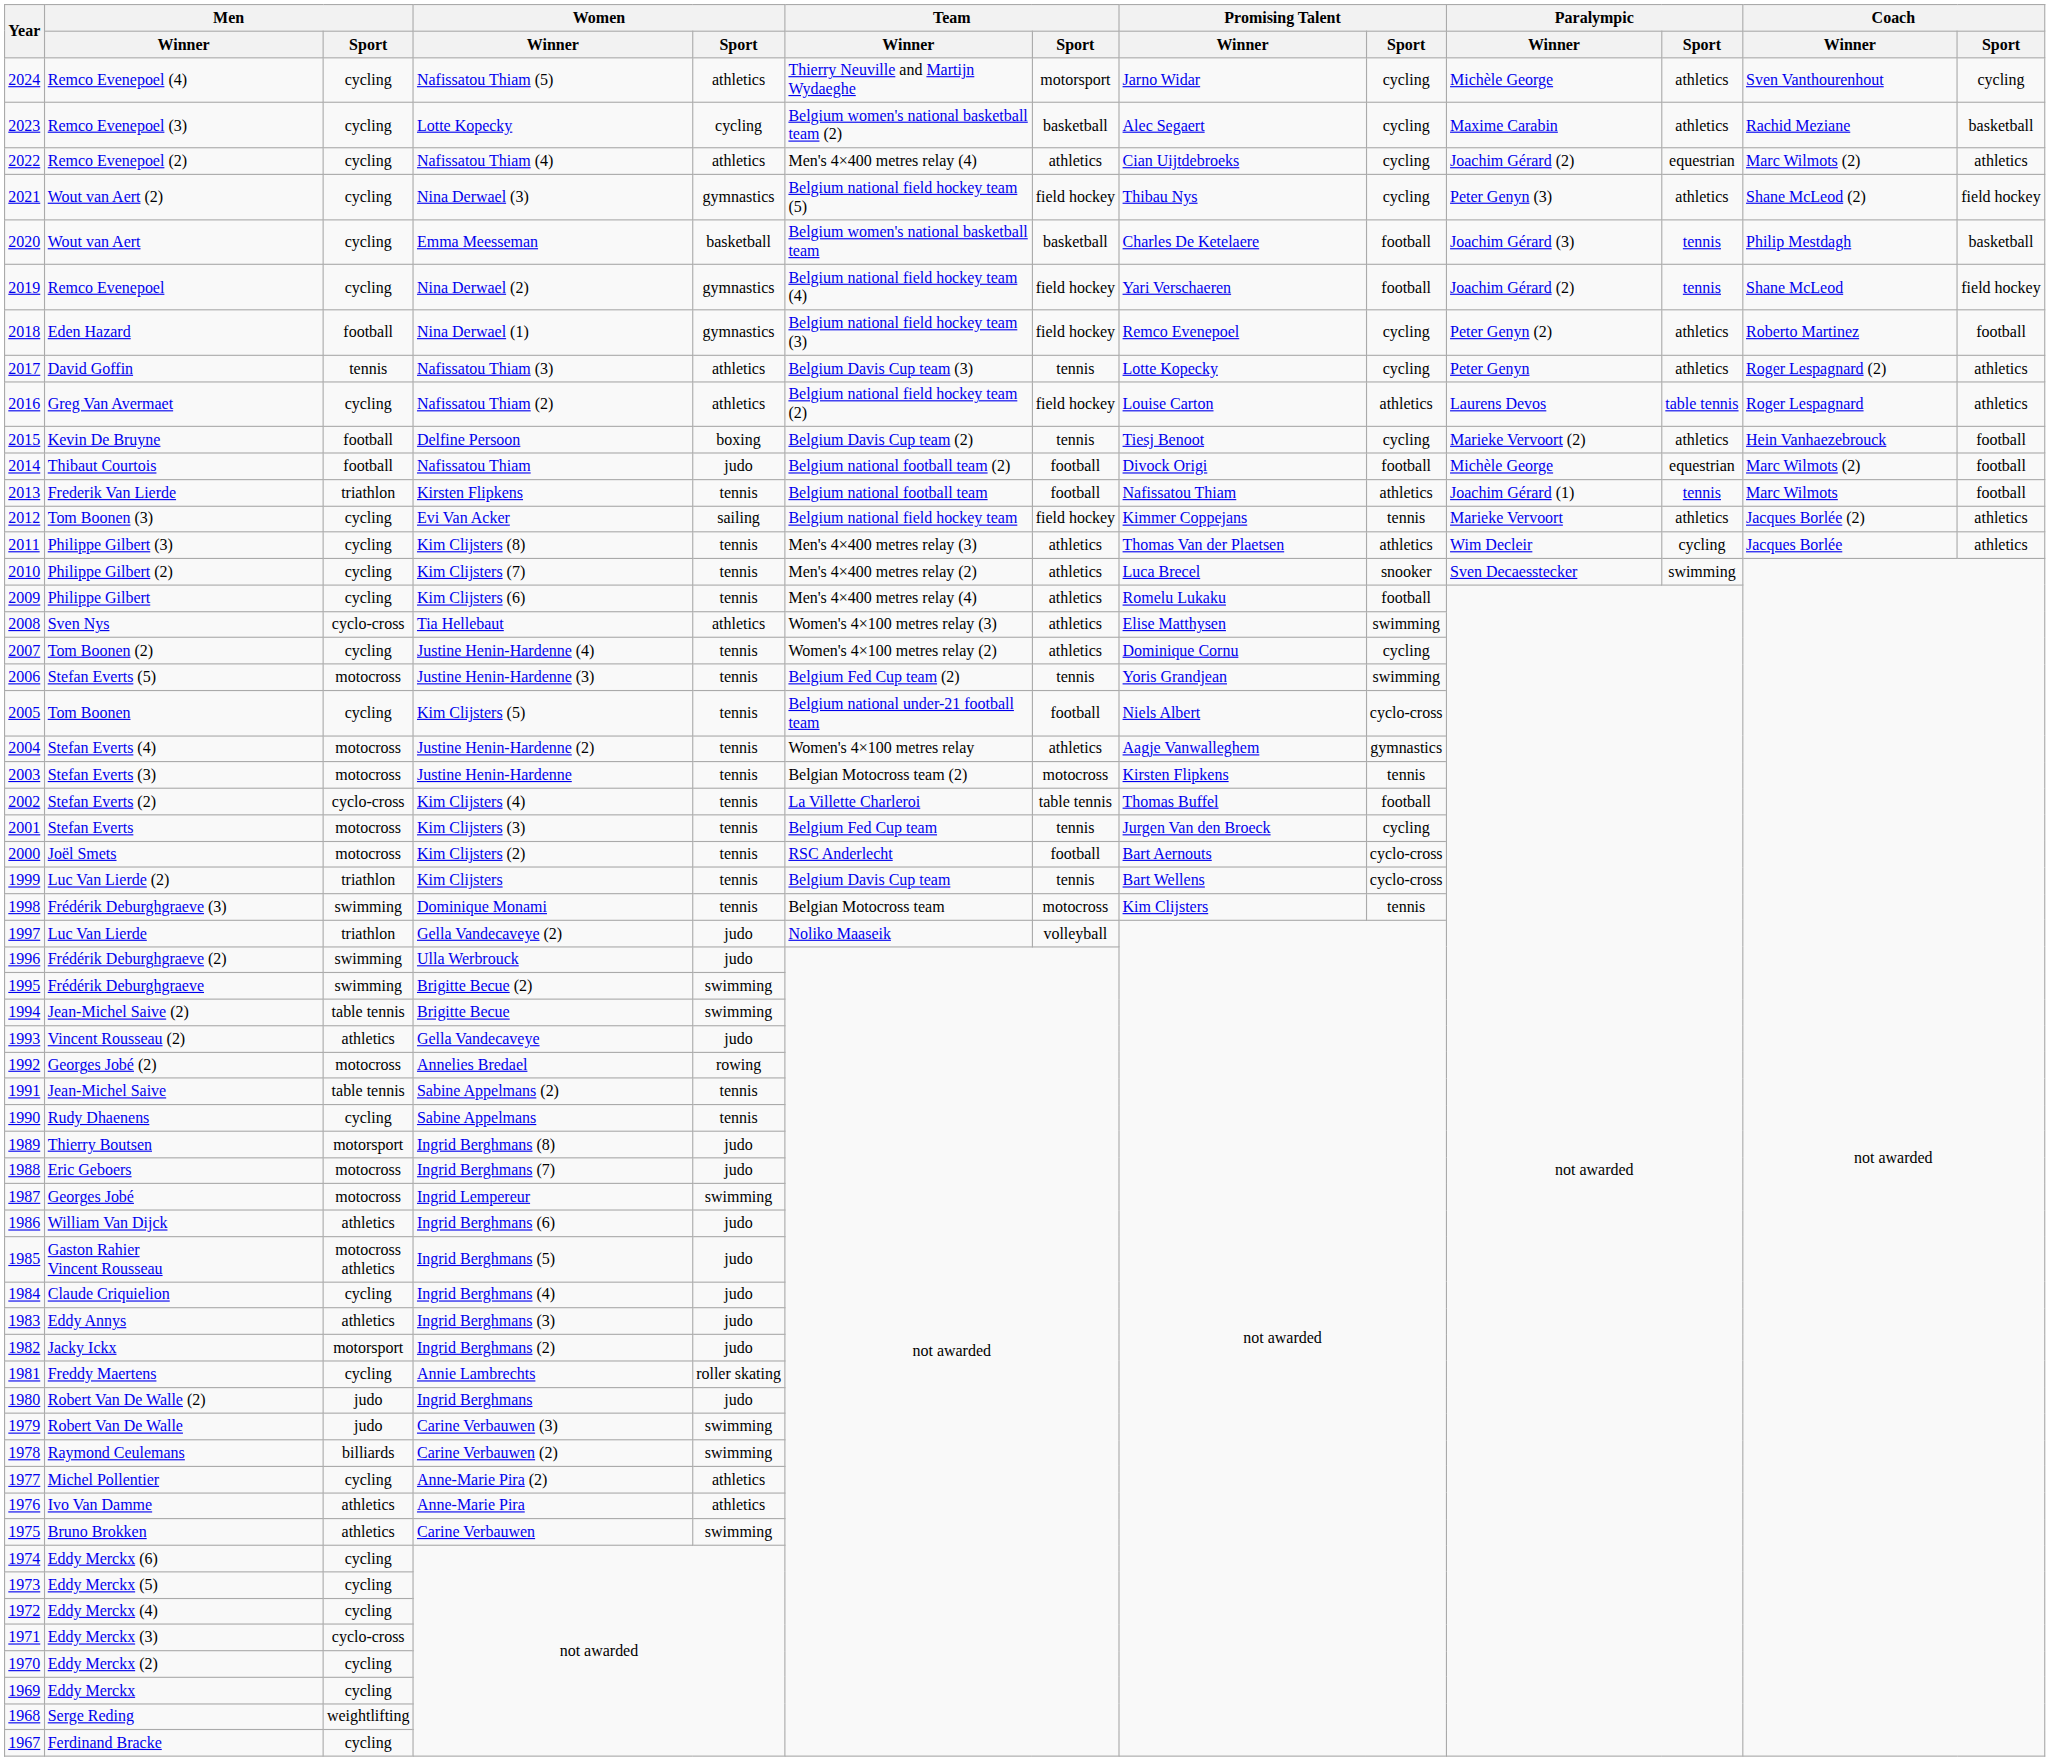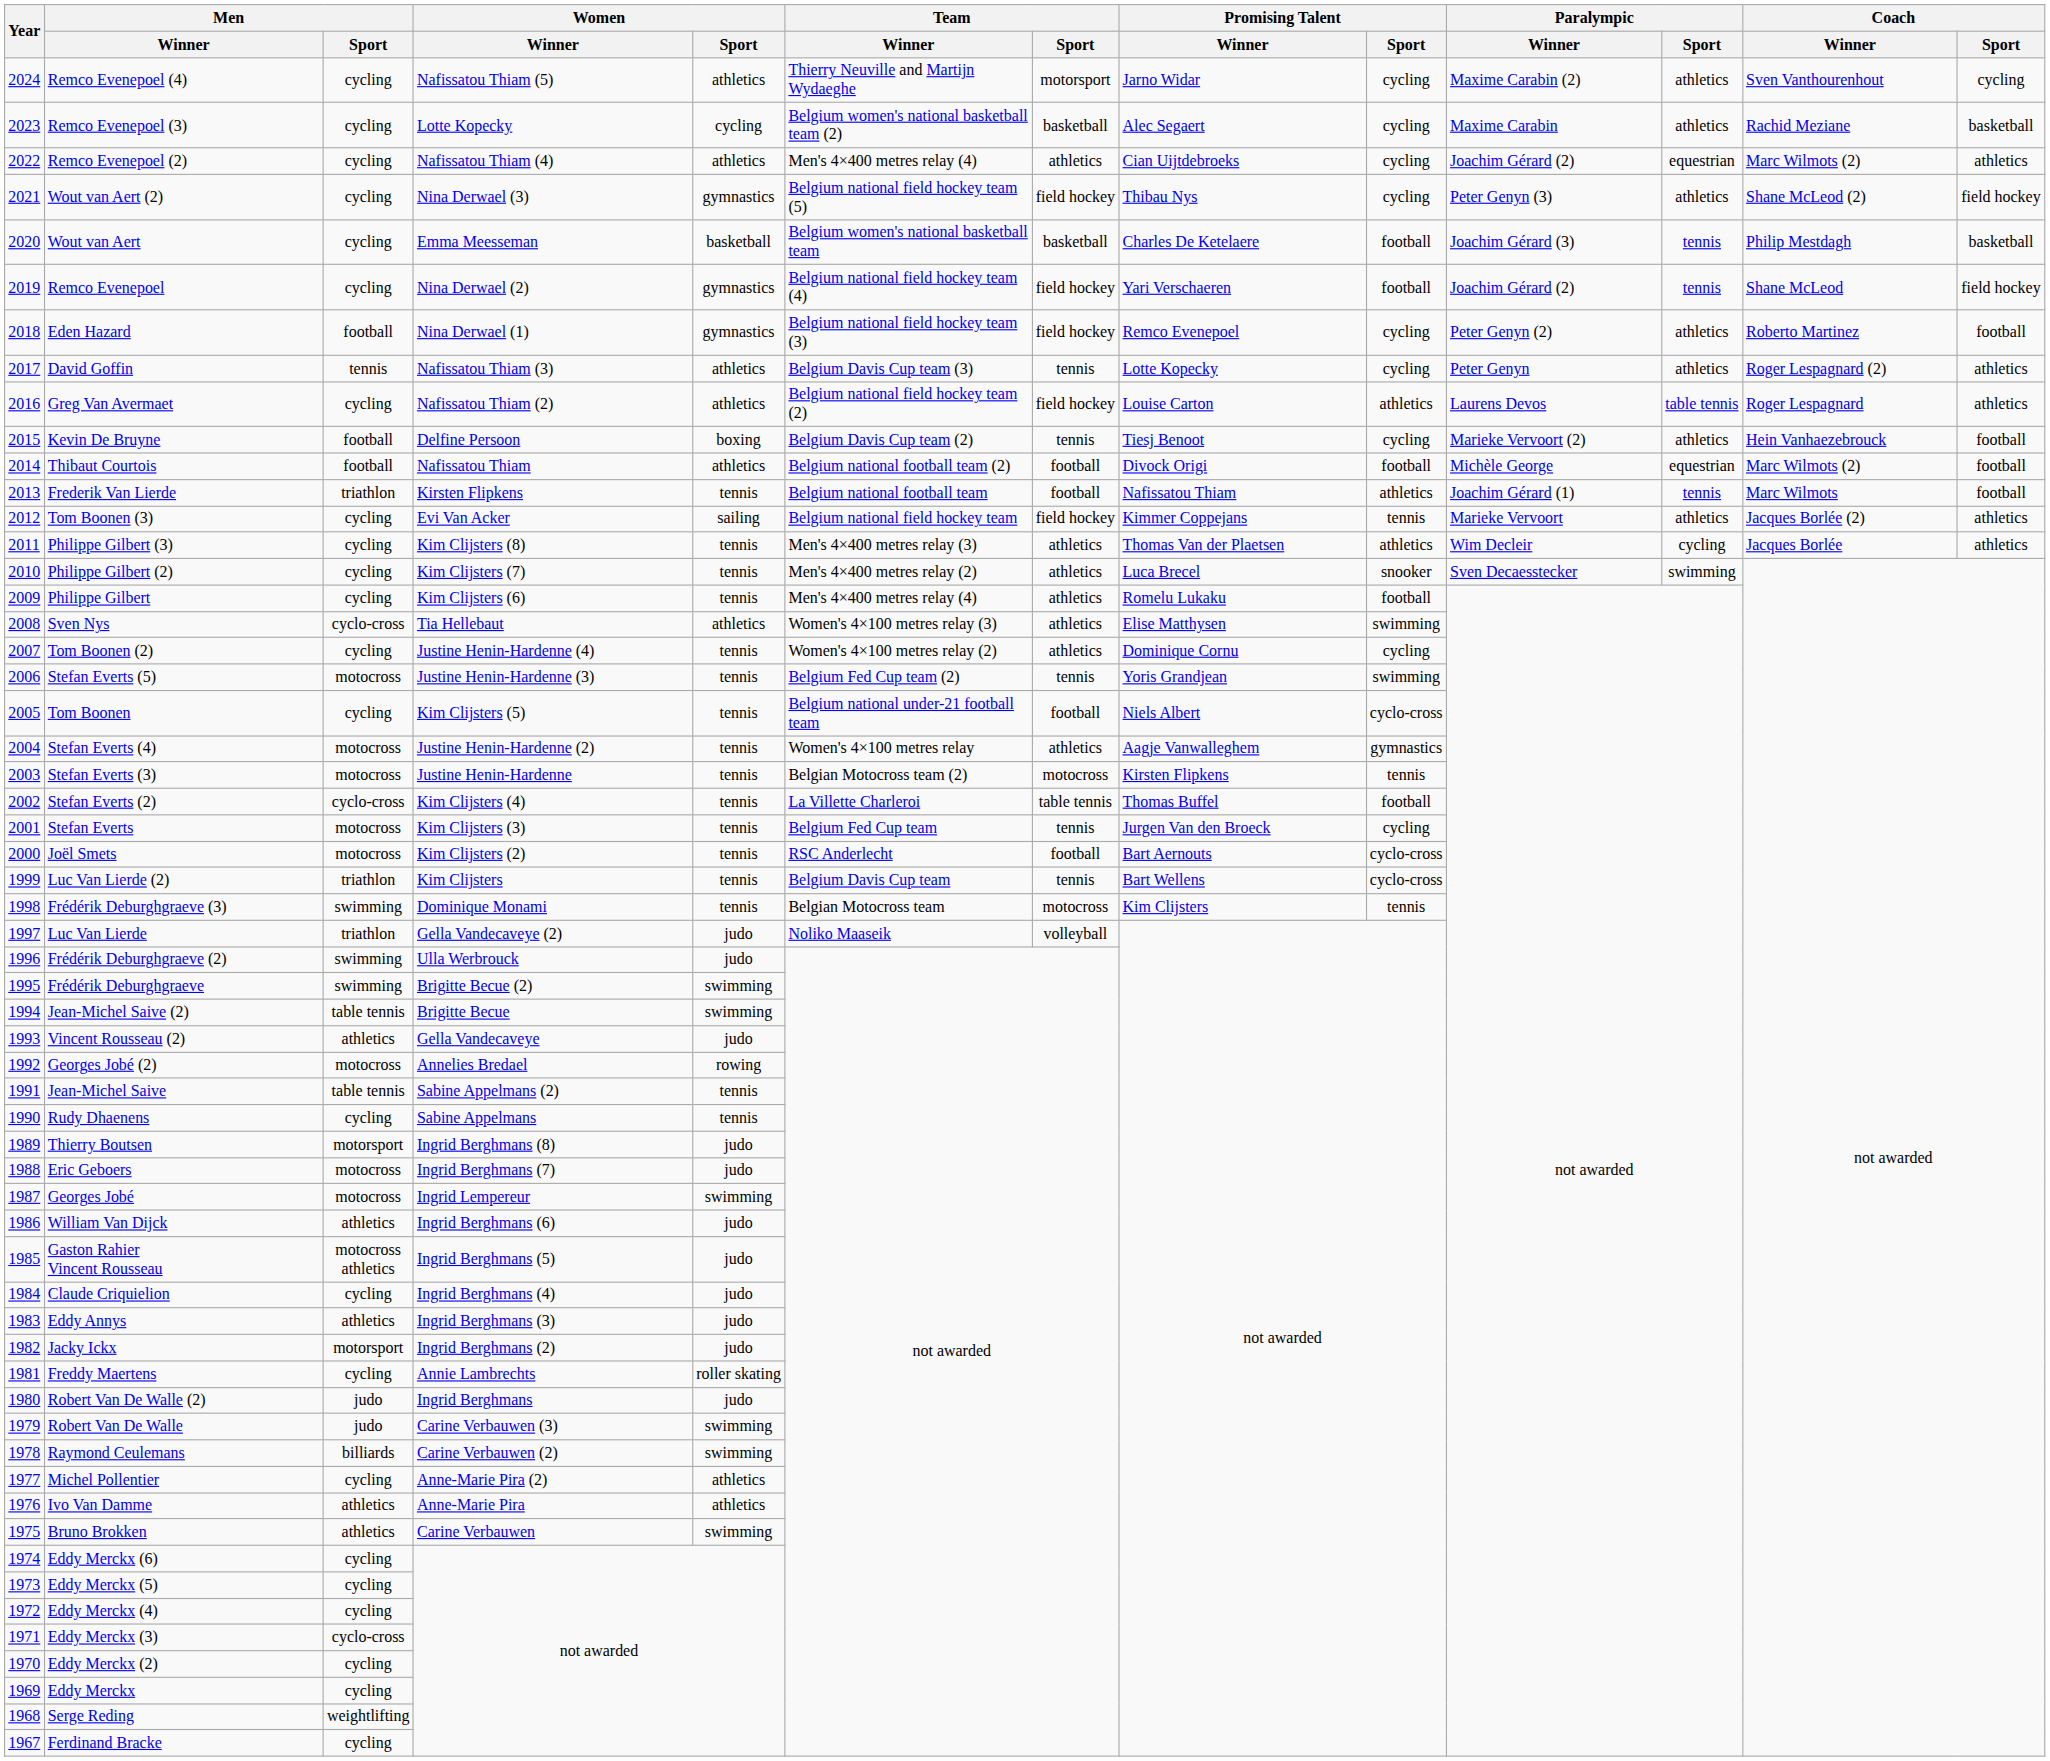(1502, 80) Michèle George -> (1515, 80) Maxime Carabin (2)
(739, 466) judo -> (739, 466) athletics
